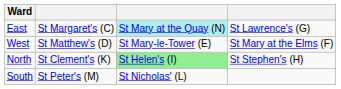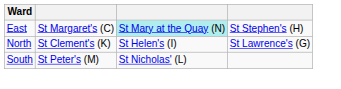(270, 28) St Lawrence's (G) -> (267, 28) St Stephen's (H)
- row: (18, 44)
(148, 60) lightgreen background -> (148, 44) no background
(267, 60) St Stephen's (H) -> (270, 44) St Lawrence's (G)
